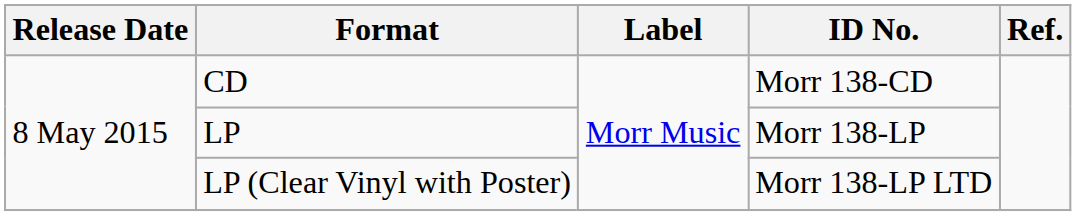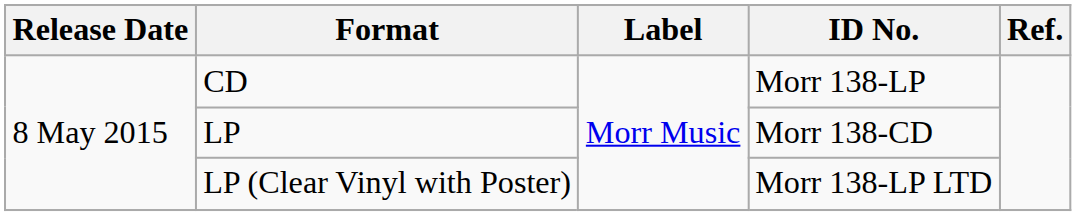(844, 81) Morr 138-CD -> (841, 81) Morr 138-LP
(841, 132) Morr 138-LP -> (844, 132) Morr 138-CD
